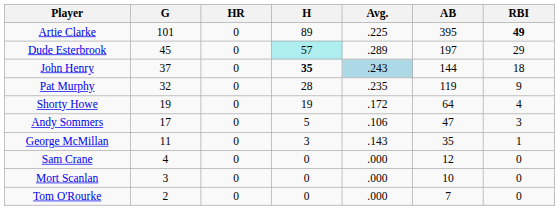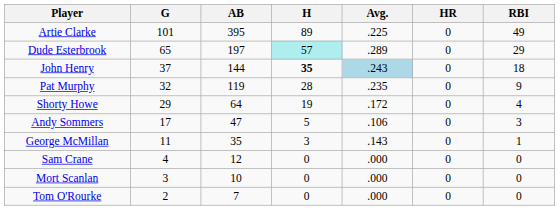columns swapped: (448, 13) <-> (236, 13)
(519, 31) bold -> (519, 31) normal
(165, 50) 45 -> (165, 50) 65
(165, 104) 19 -> (165, 104) 29
